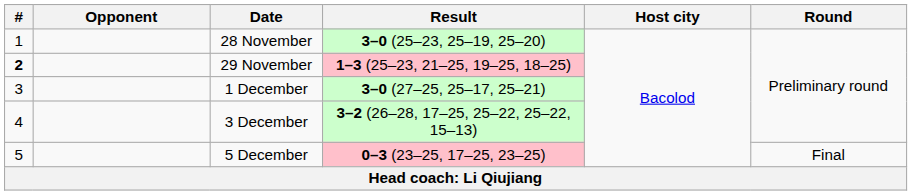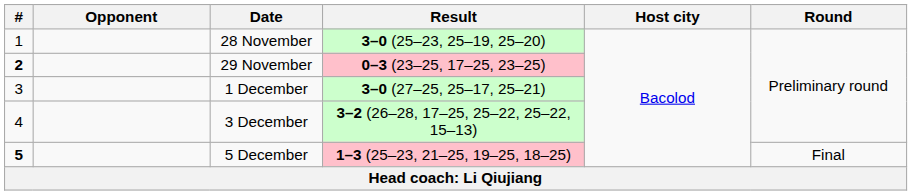(454, 65) 1–3 (25–23, 21–25, 19–25, 18–25) -> (454, 65) 0–3 (23–25, 17–25, 23–25)
(19, 155) normal -> (19, 155) bold
(454, 155) 0–3 (23–25, 17–25, 23–25) -> (454, 155) 1–3 (25–23, 21–25, 19–25, 18–25)
